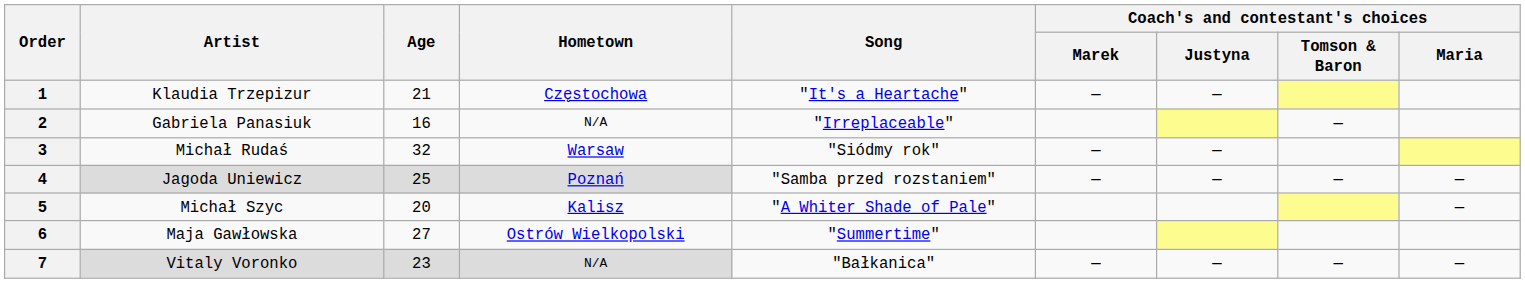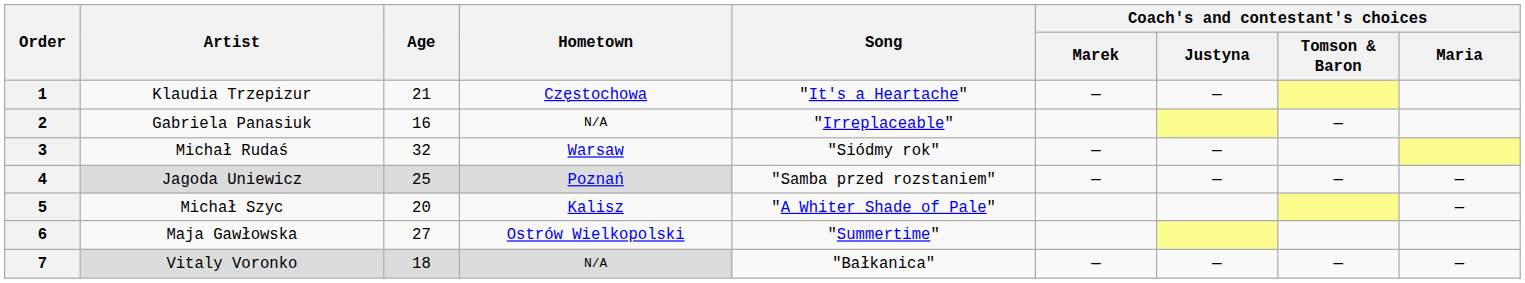(421, 263) 23 -> (421, 263) 18
